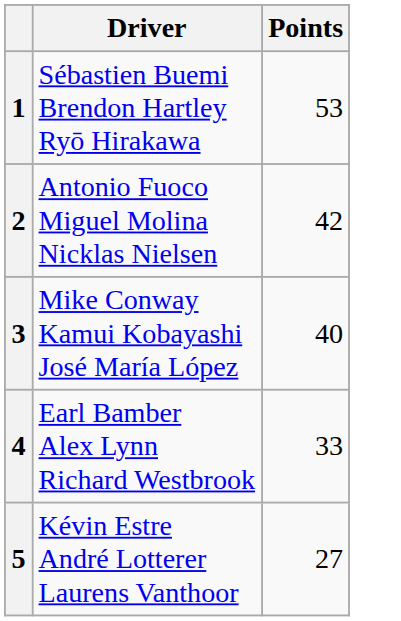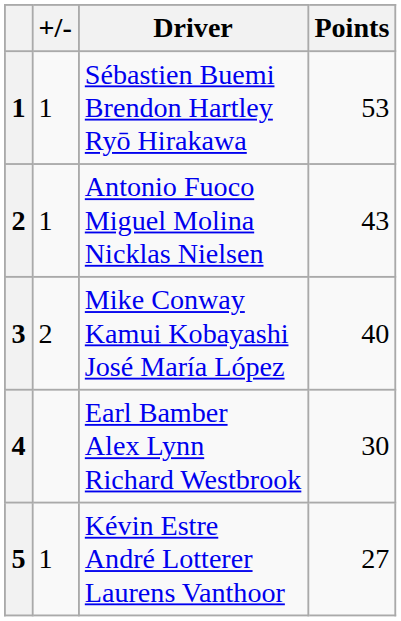+ column: (55, 27)
(329, 220) 42 -> (375, 220) 43
(329, 446) 33 -> (375, 446) 30
